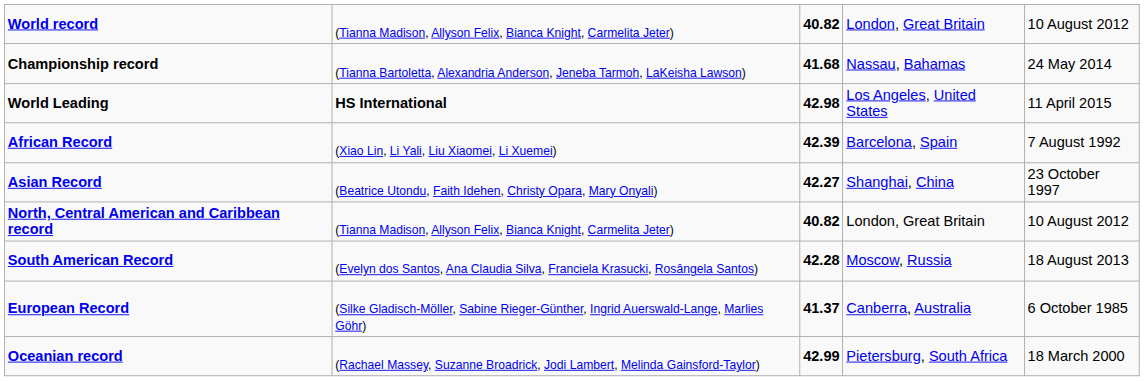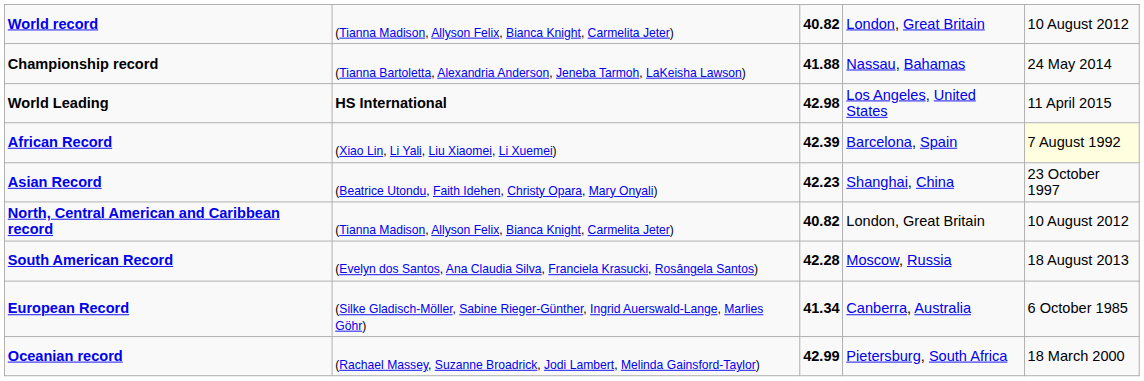(821, 63) 41.68 -> (821, 63) 41.88
(1074, 142) no background -> (1074, 142) lightyellow background
(821, 182) 42.27 -> (821, 182) 42.23
(821, 308) 41.37 -> (821, 308) 41.34
